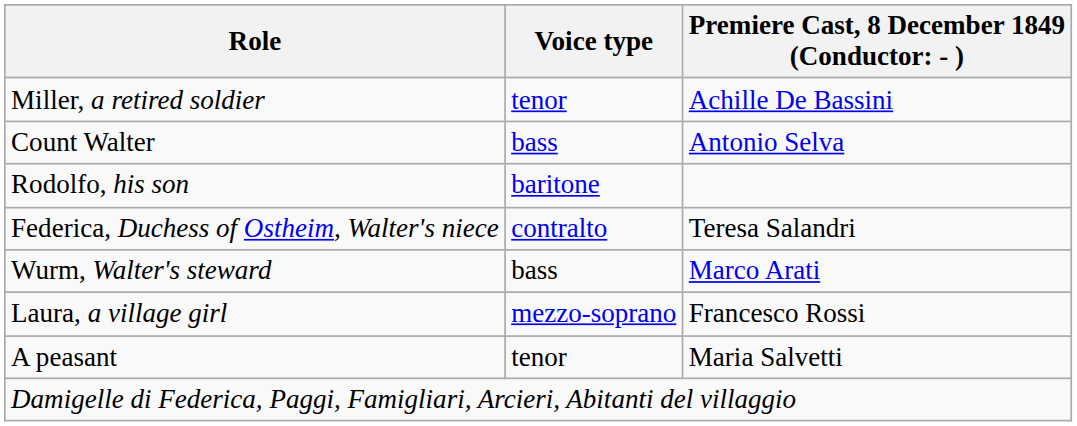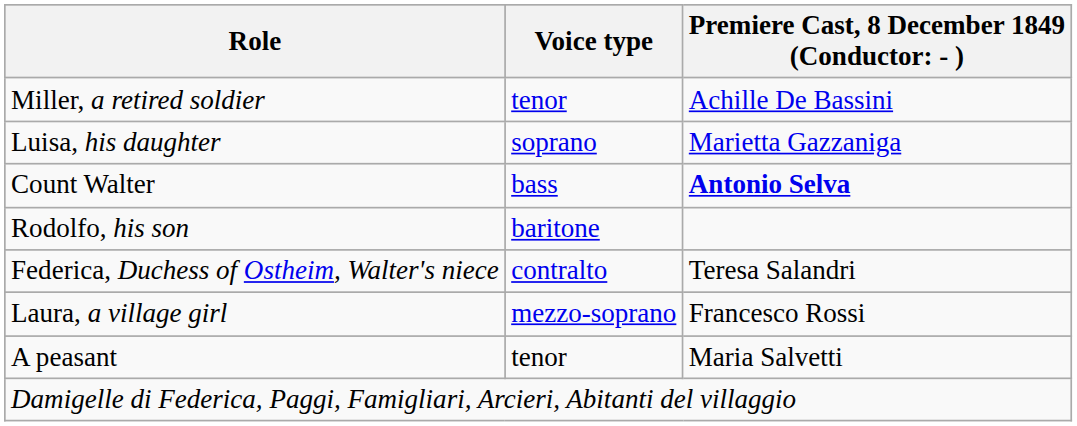+ row: (116, 142)
(767, 142) normal -> (770, 185) bold
- row: (141, 270)
